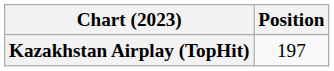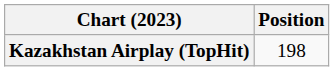(291, 50) 197 -> (291, 50) 198
